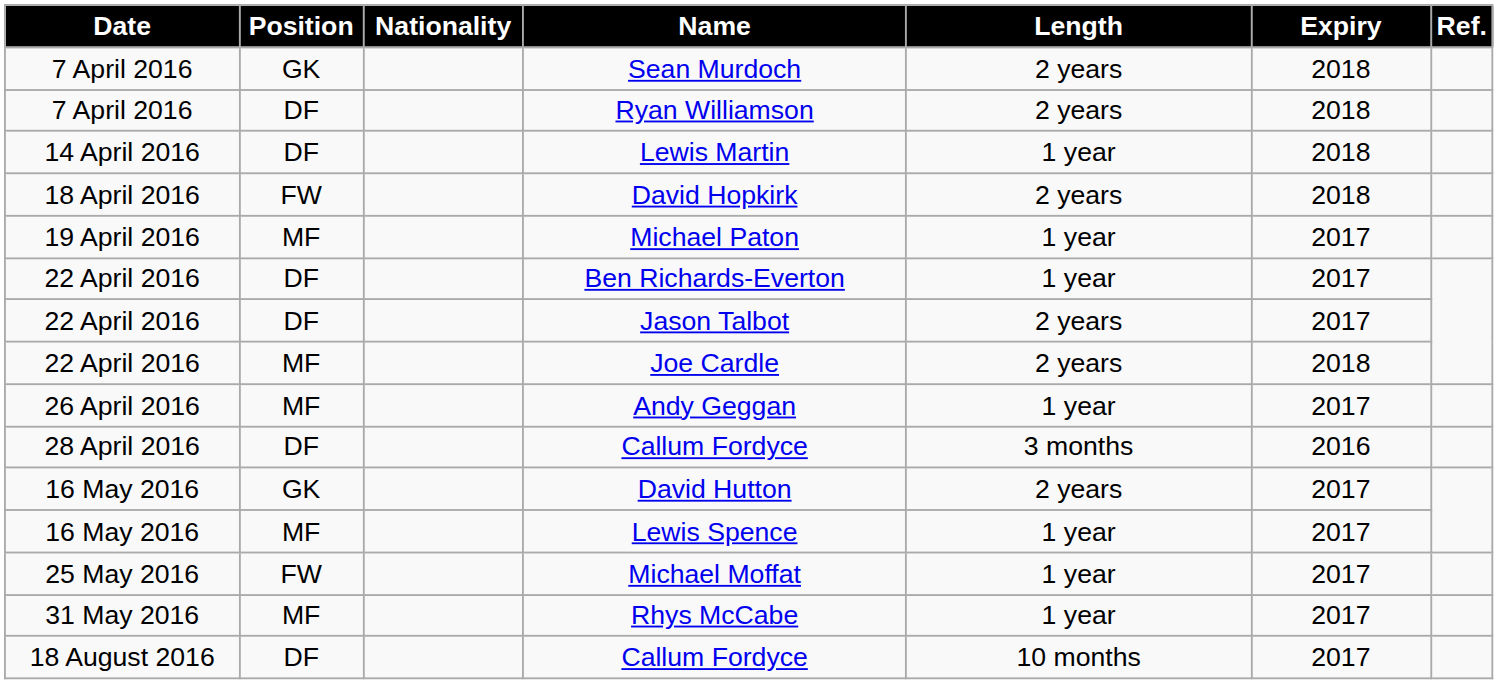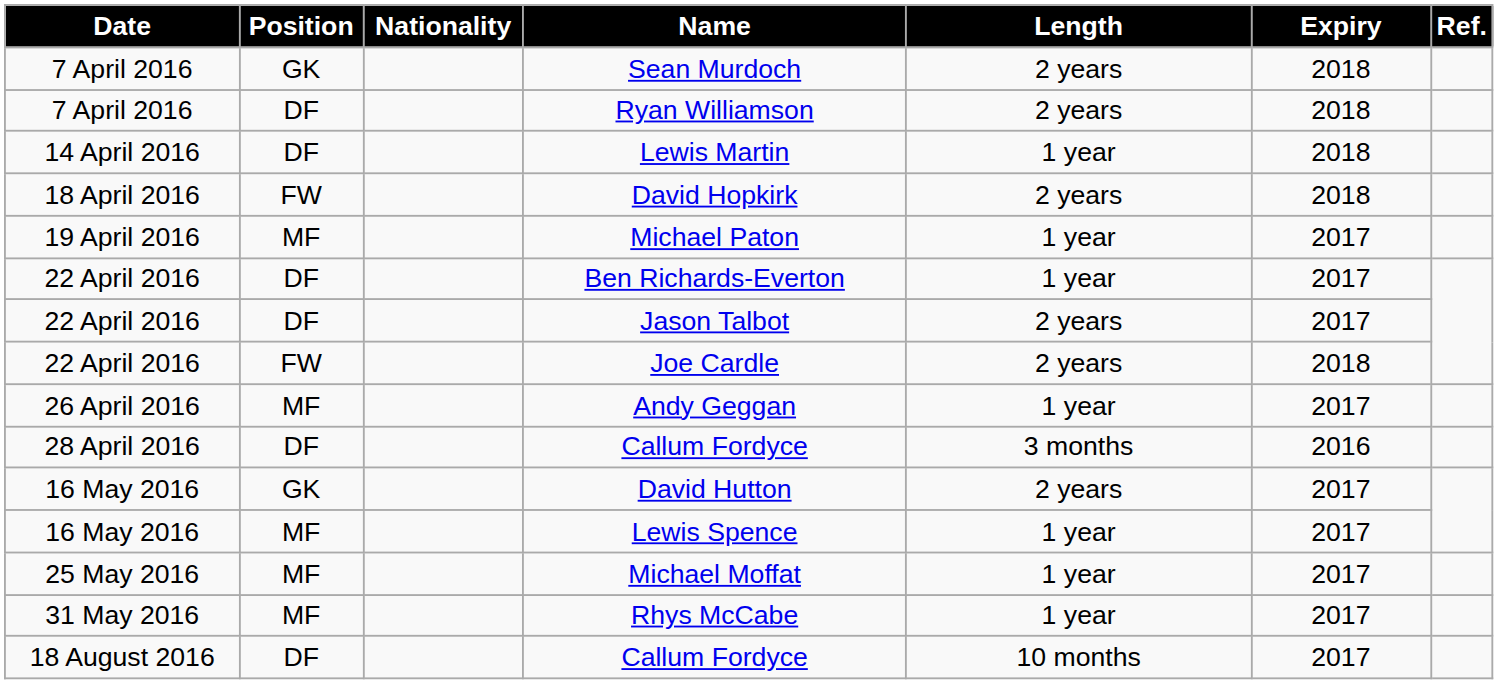(301, 363) MF -> (301, 363) FW
(301, 573) FW -> (301, 573) MF
